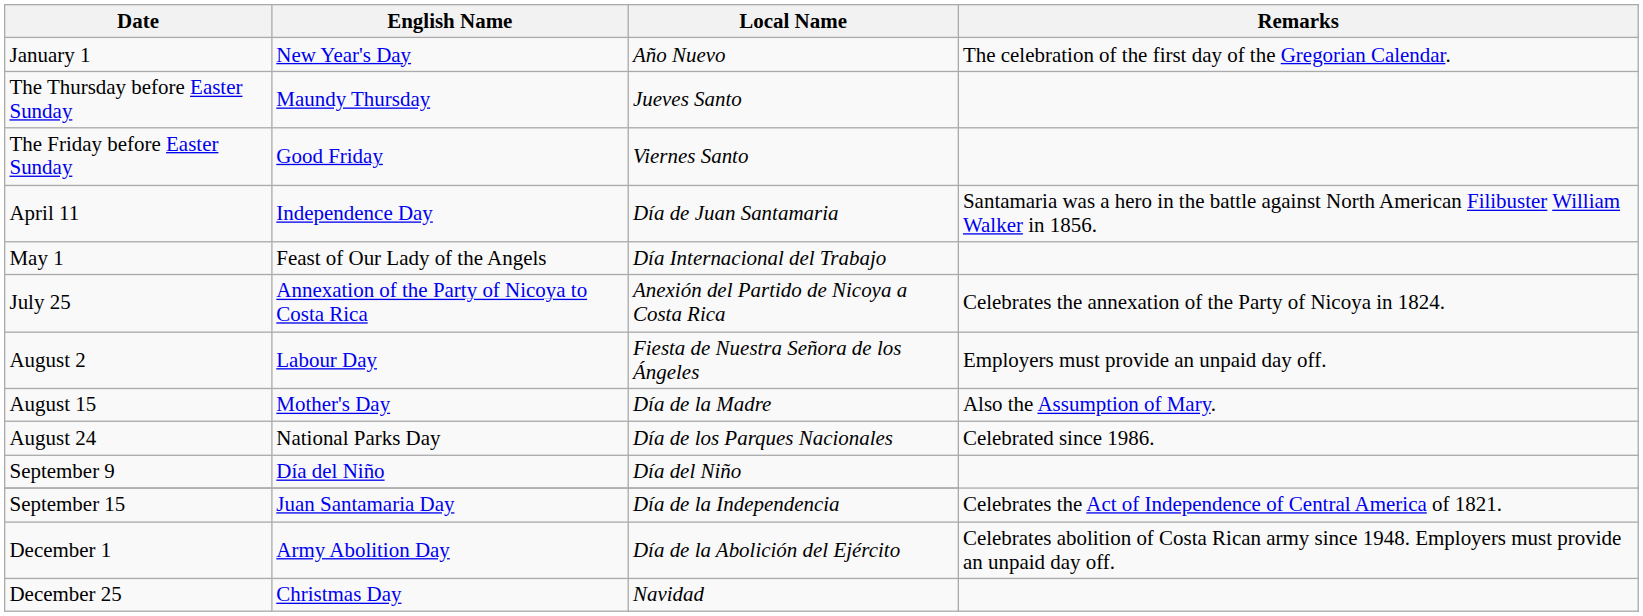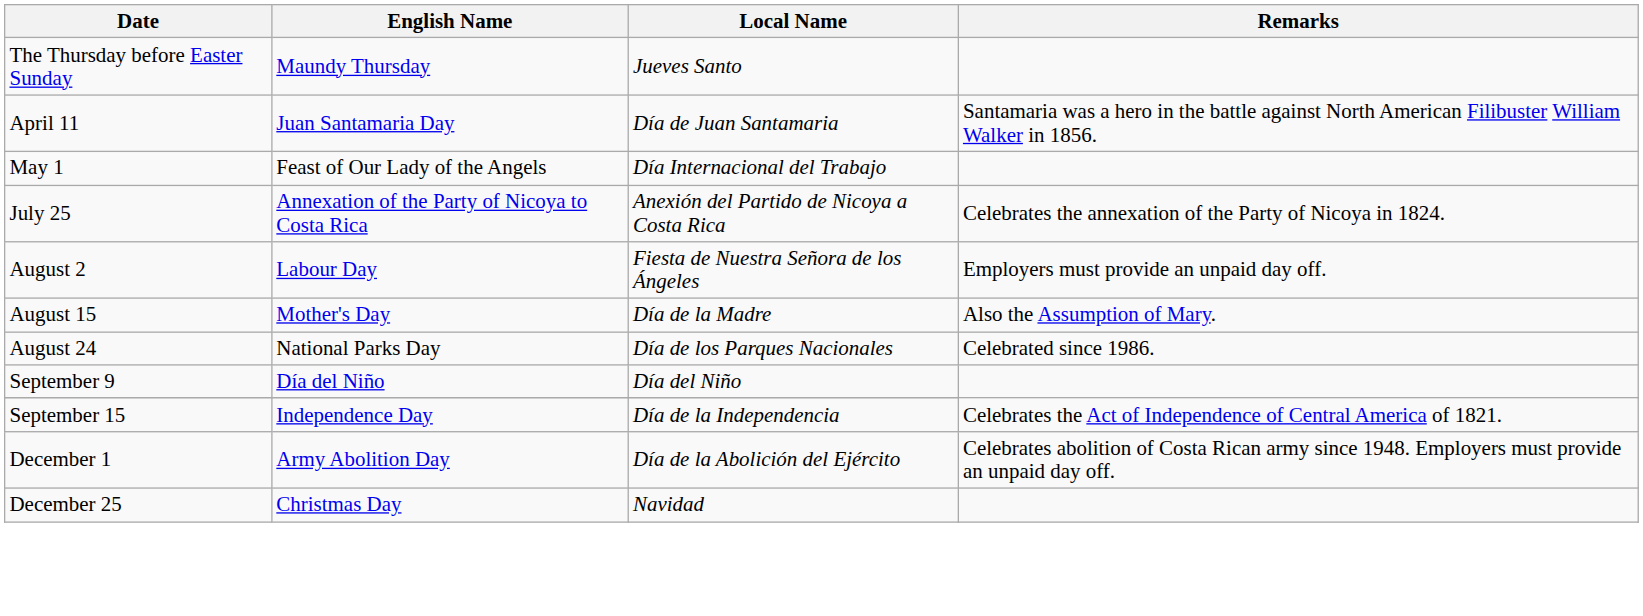- row: (50, 54)
- row: (114, 156)
(355, 213) Independence Day -> (365, 122) Juan Santamaria Day
(365, 504) Juan Santamaria Day -> (355, 414) Independence Day
